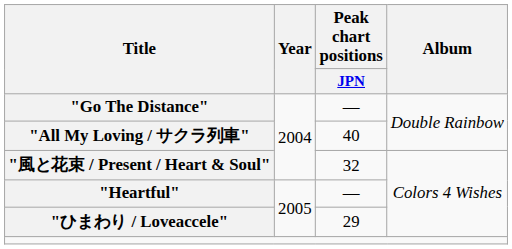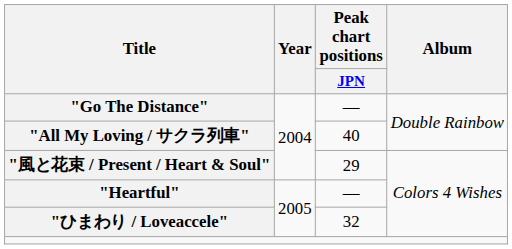(351, 165) 32 -> (351, 165) 29
(351, 221) 29 -> (351, 221) 32
